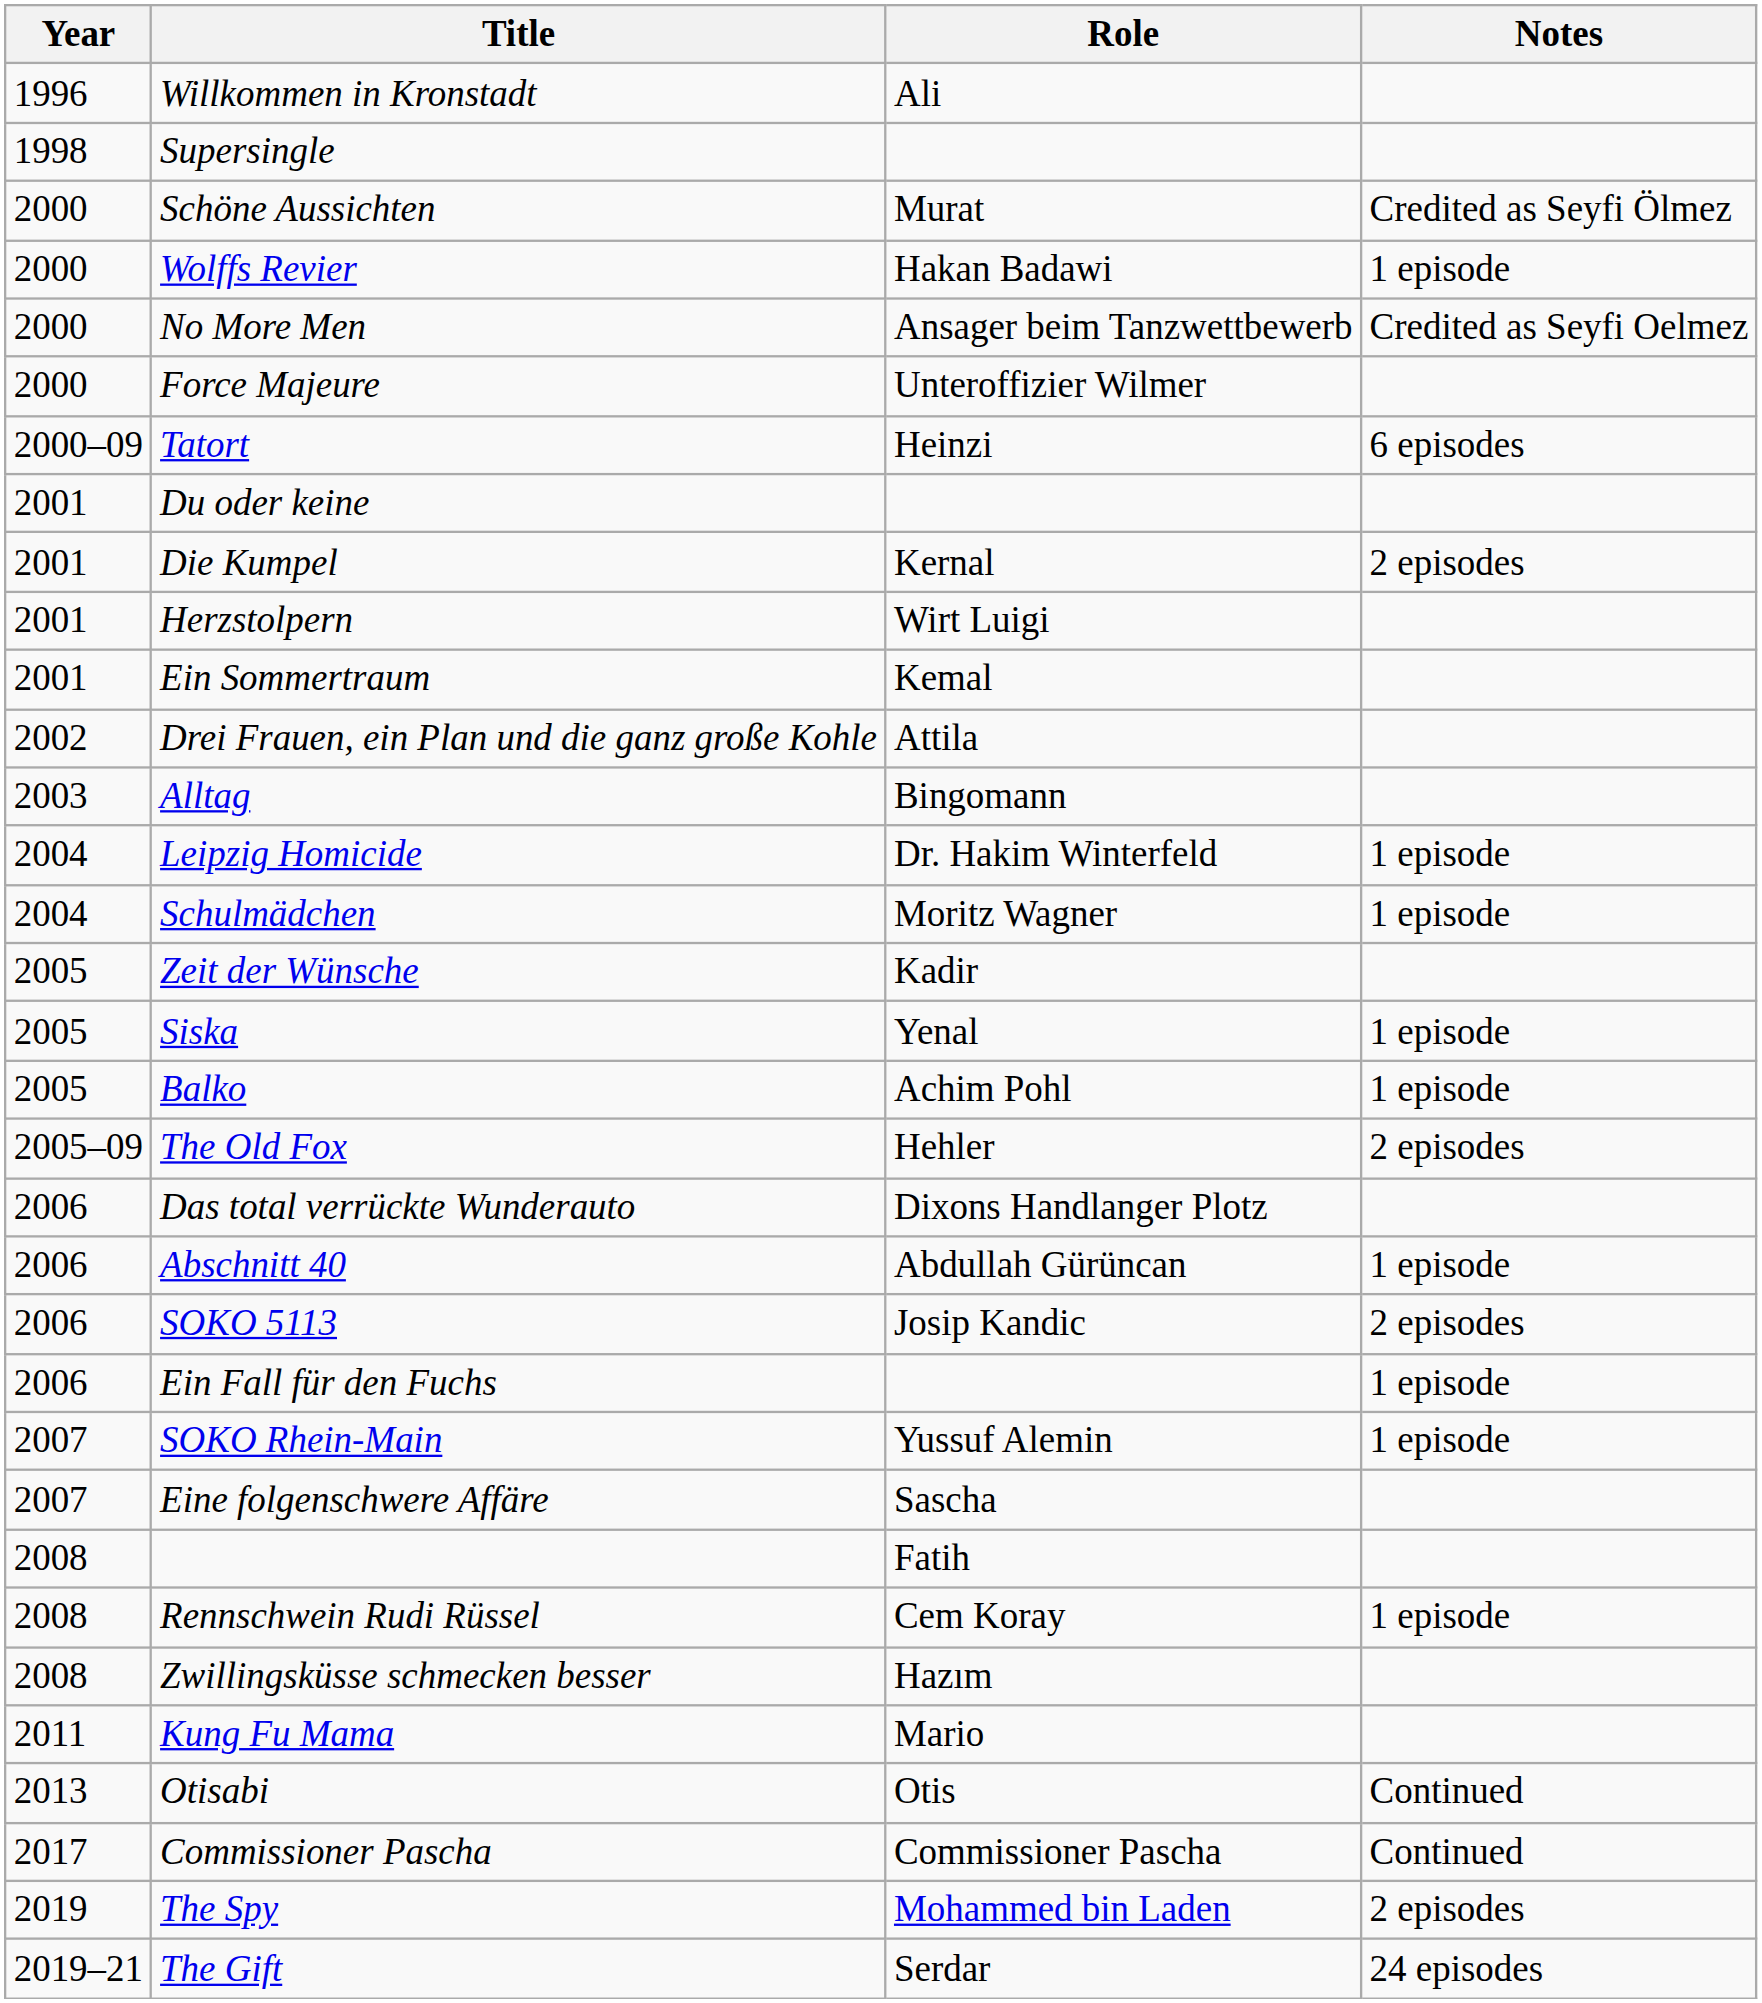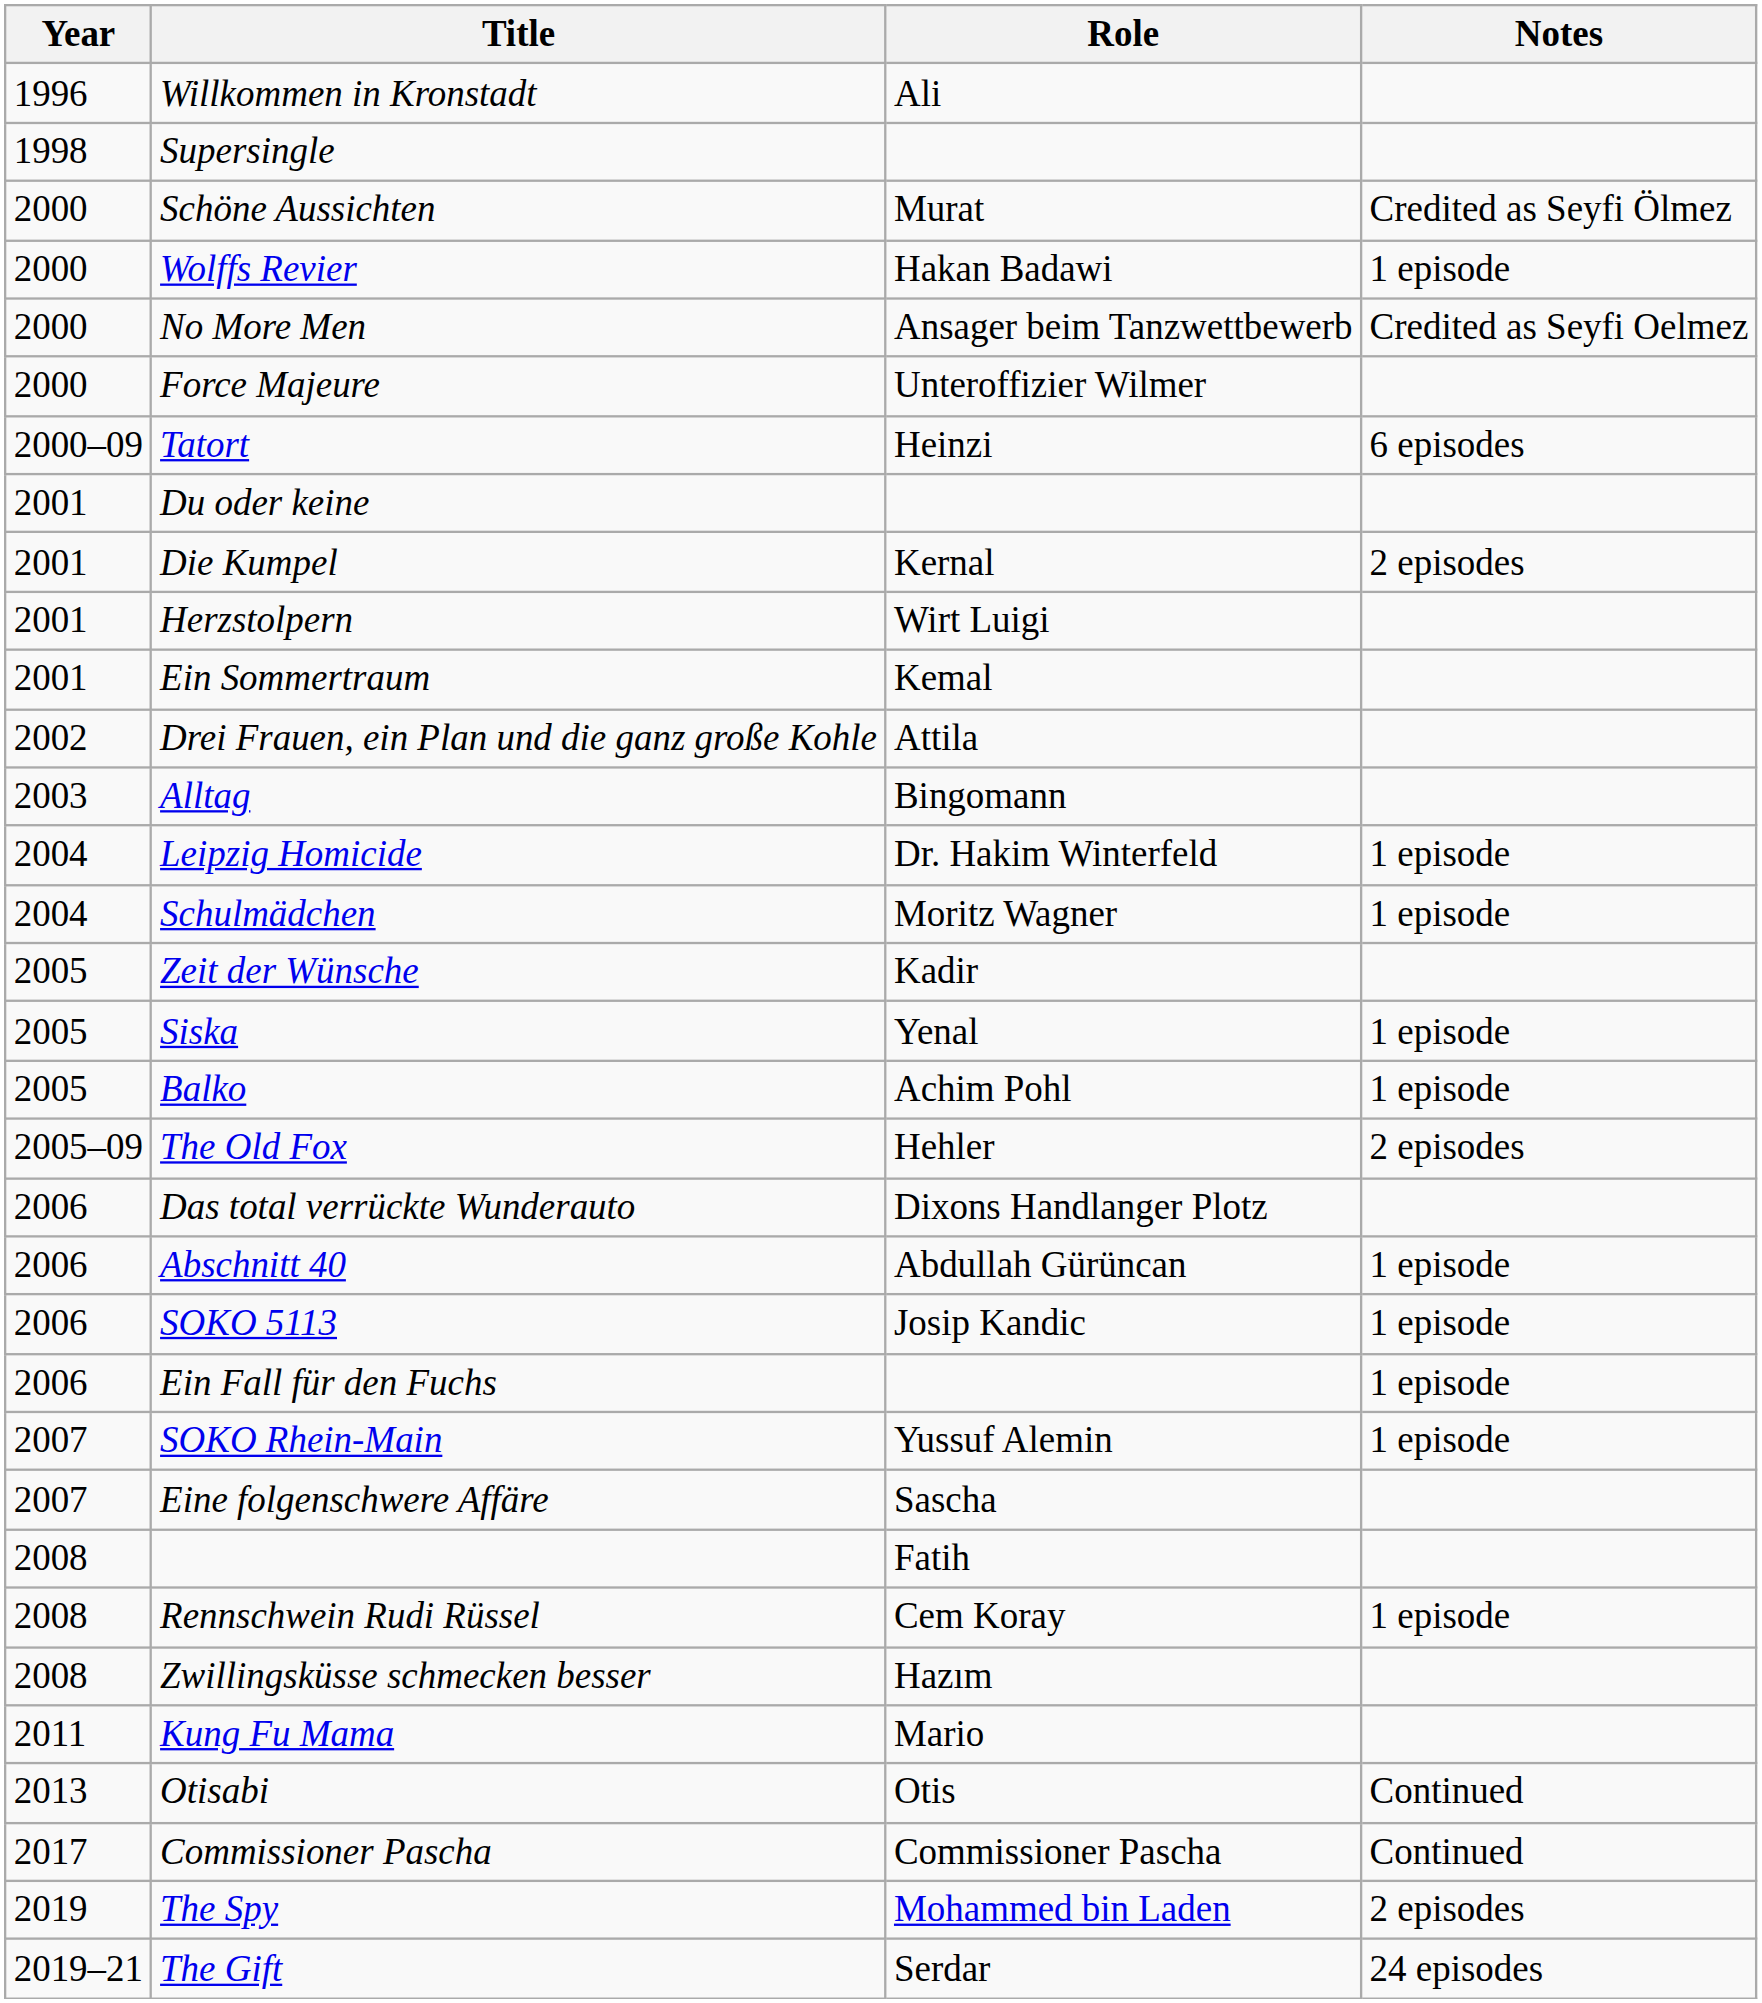(1447, 1323) 2 episodes -> (1440, 1323) 1 episode
